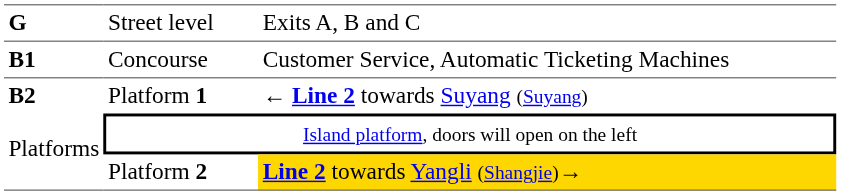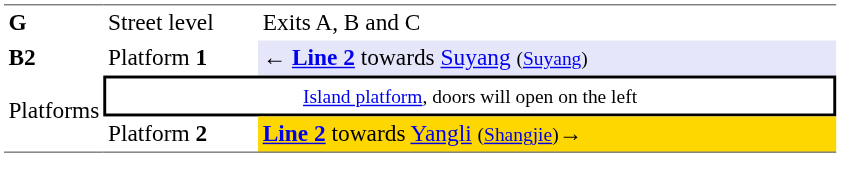- row: (158, 59)
(425, 95) no background -> (425, 57) lavender background
